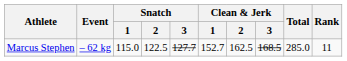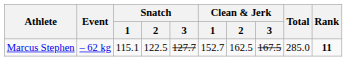(127, 47) 115.0 -> (127, 47) 115.1
(269, 47) 168.5 -> (269, 47) 167.5
(327, 47) normal -> (327, 47) bold
